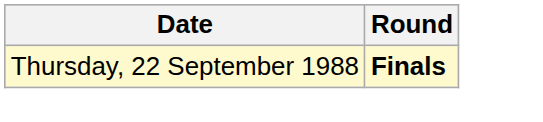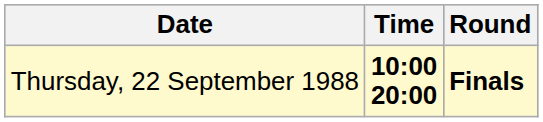+ column: (404, 25)
